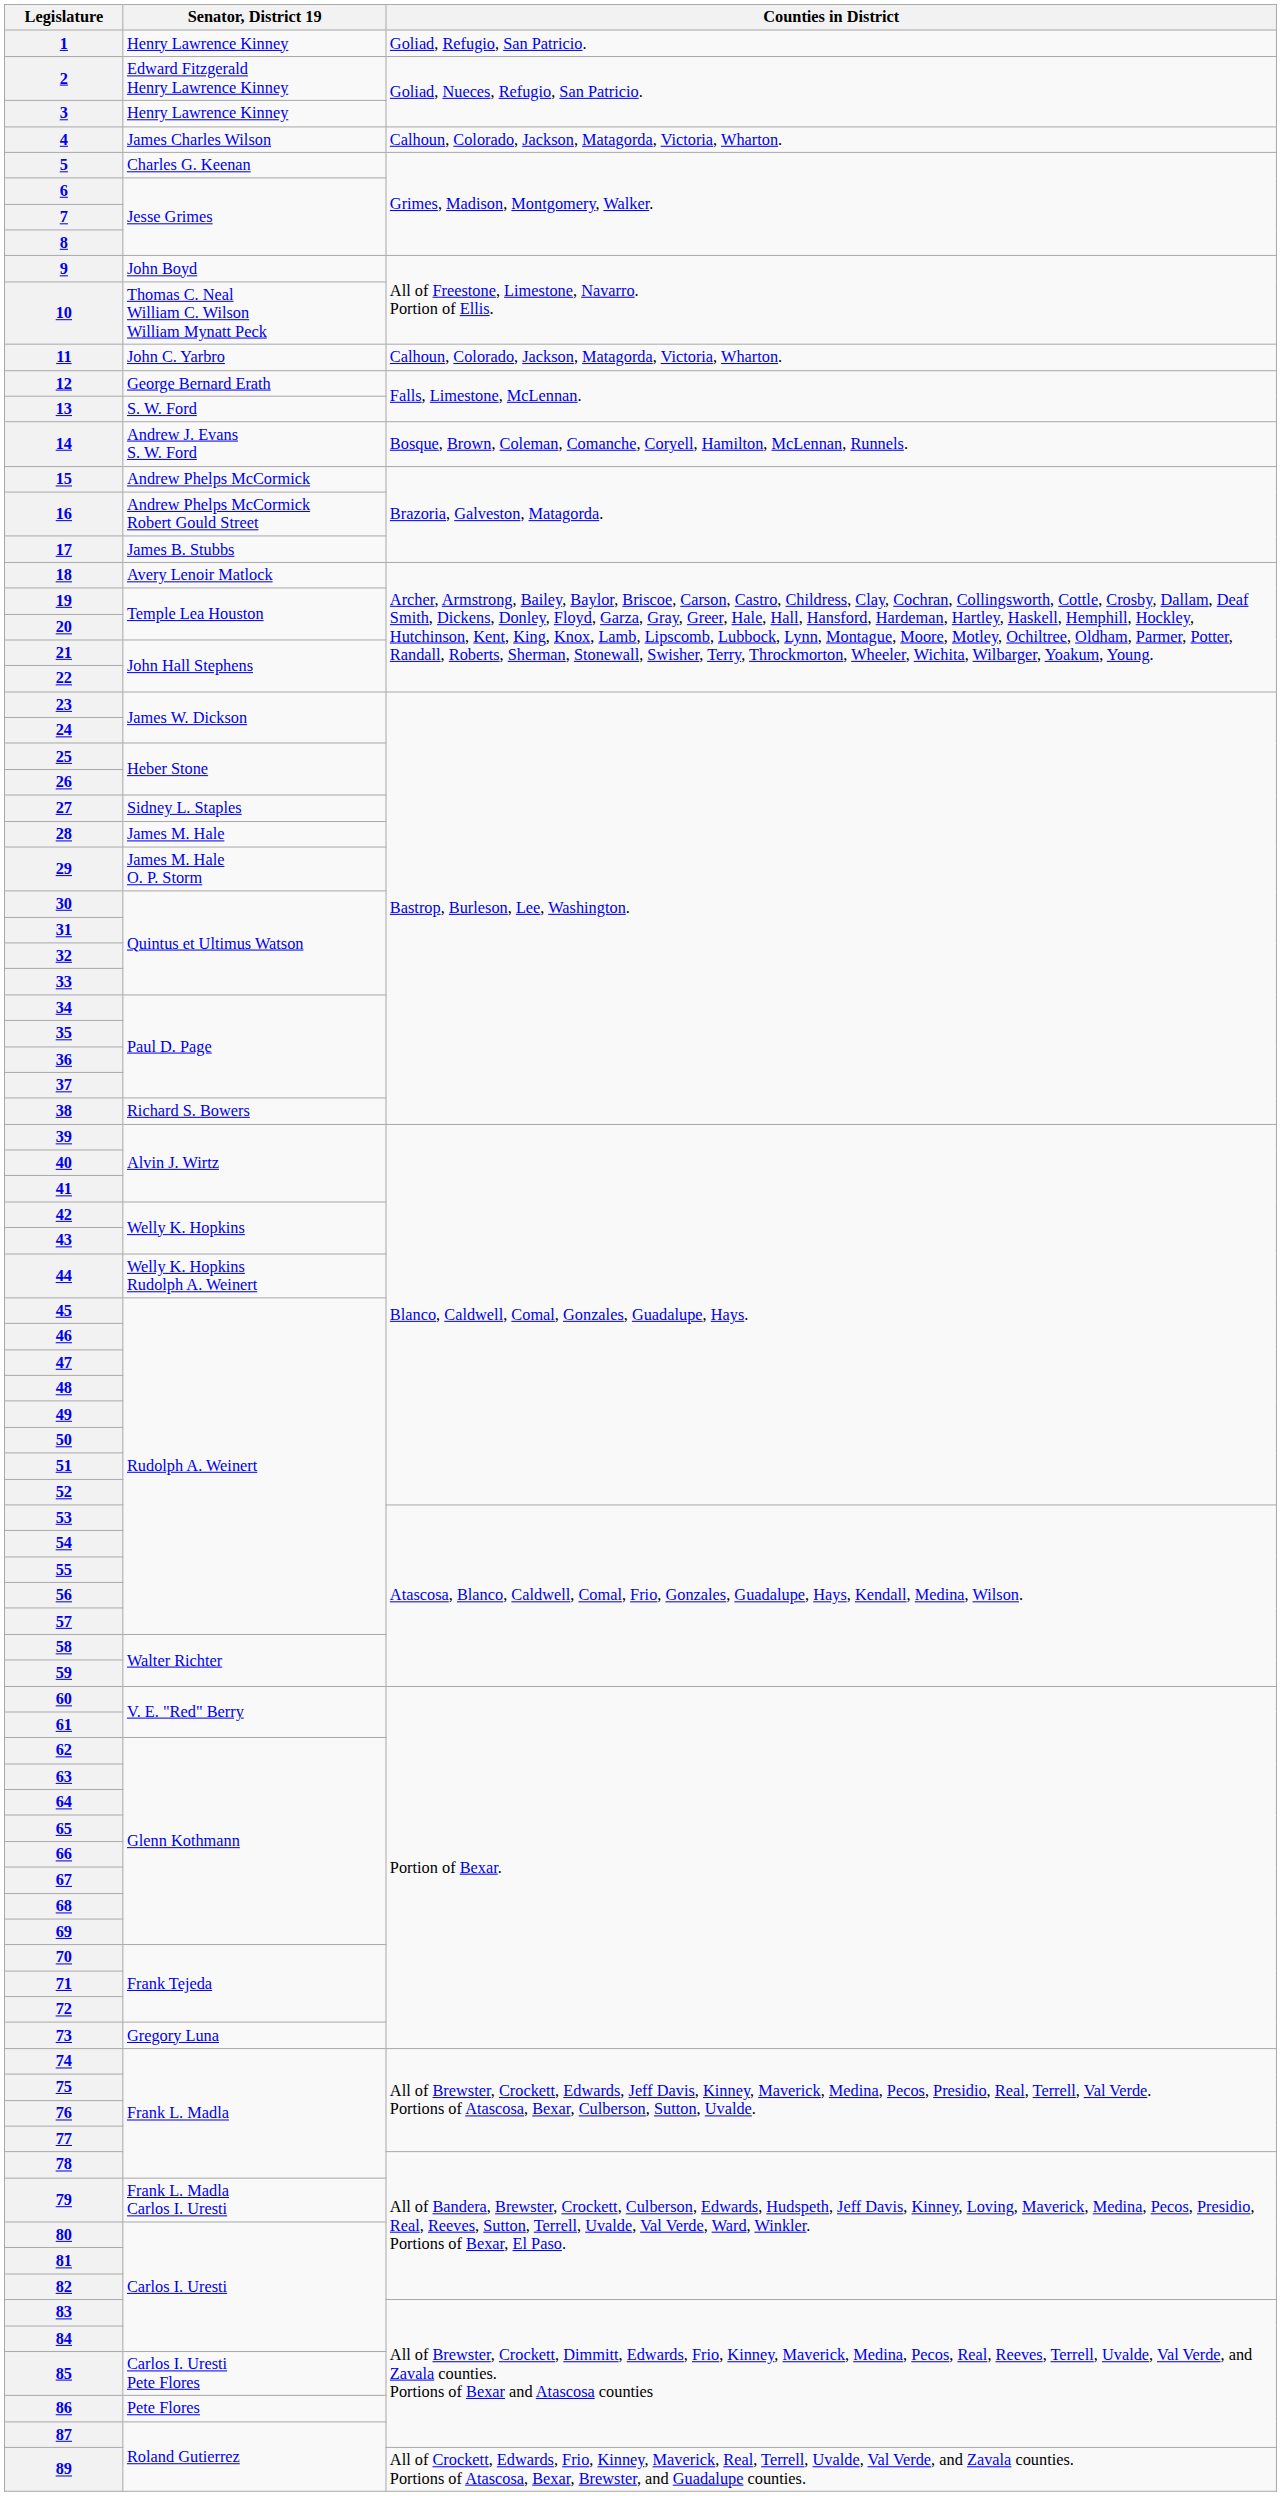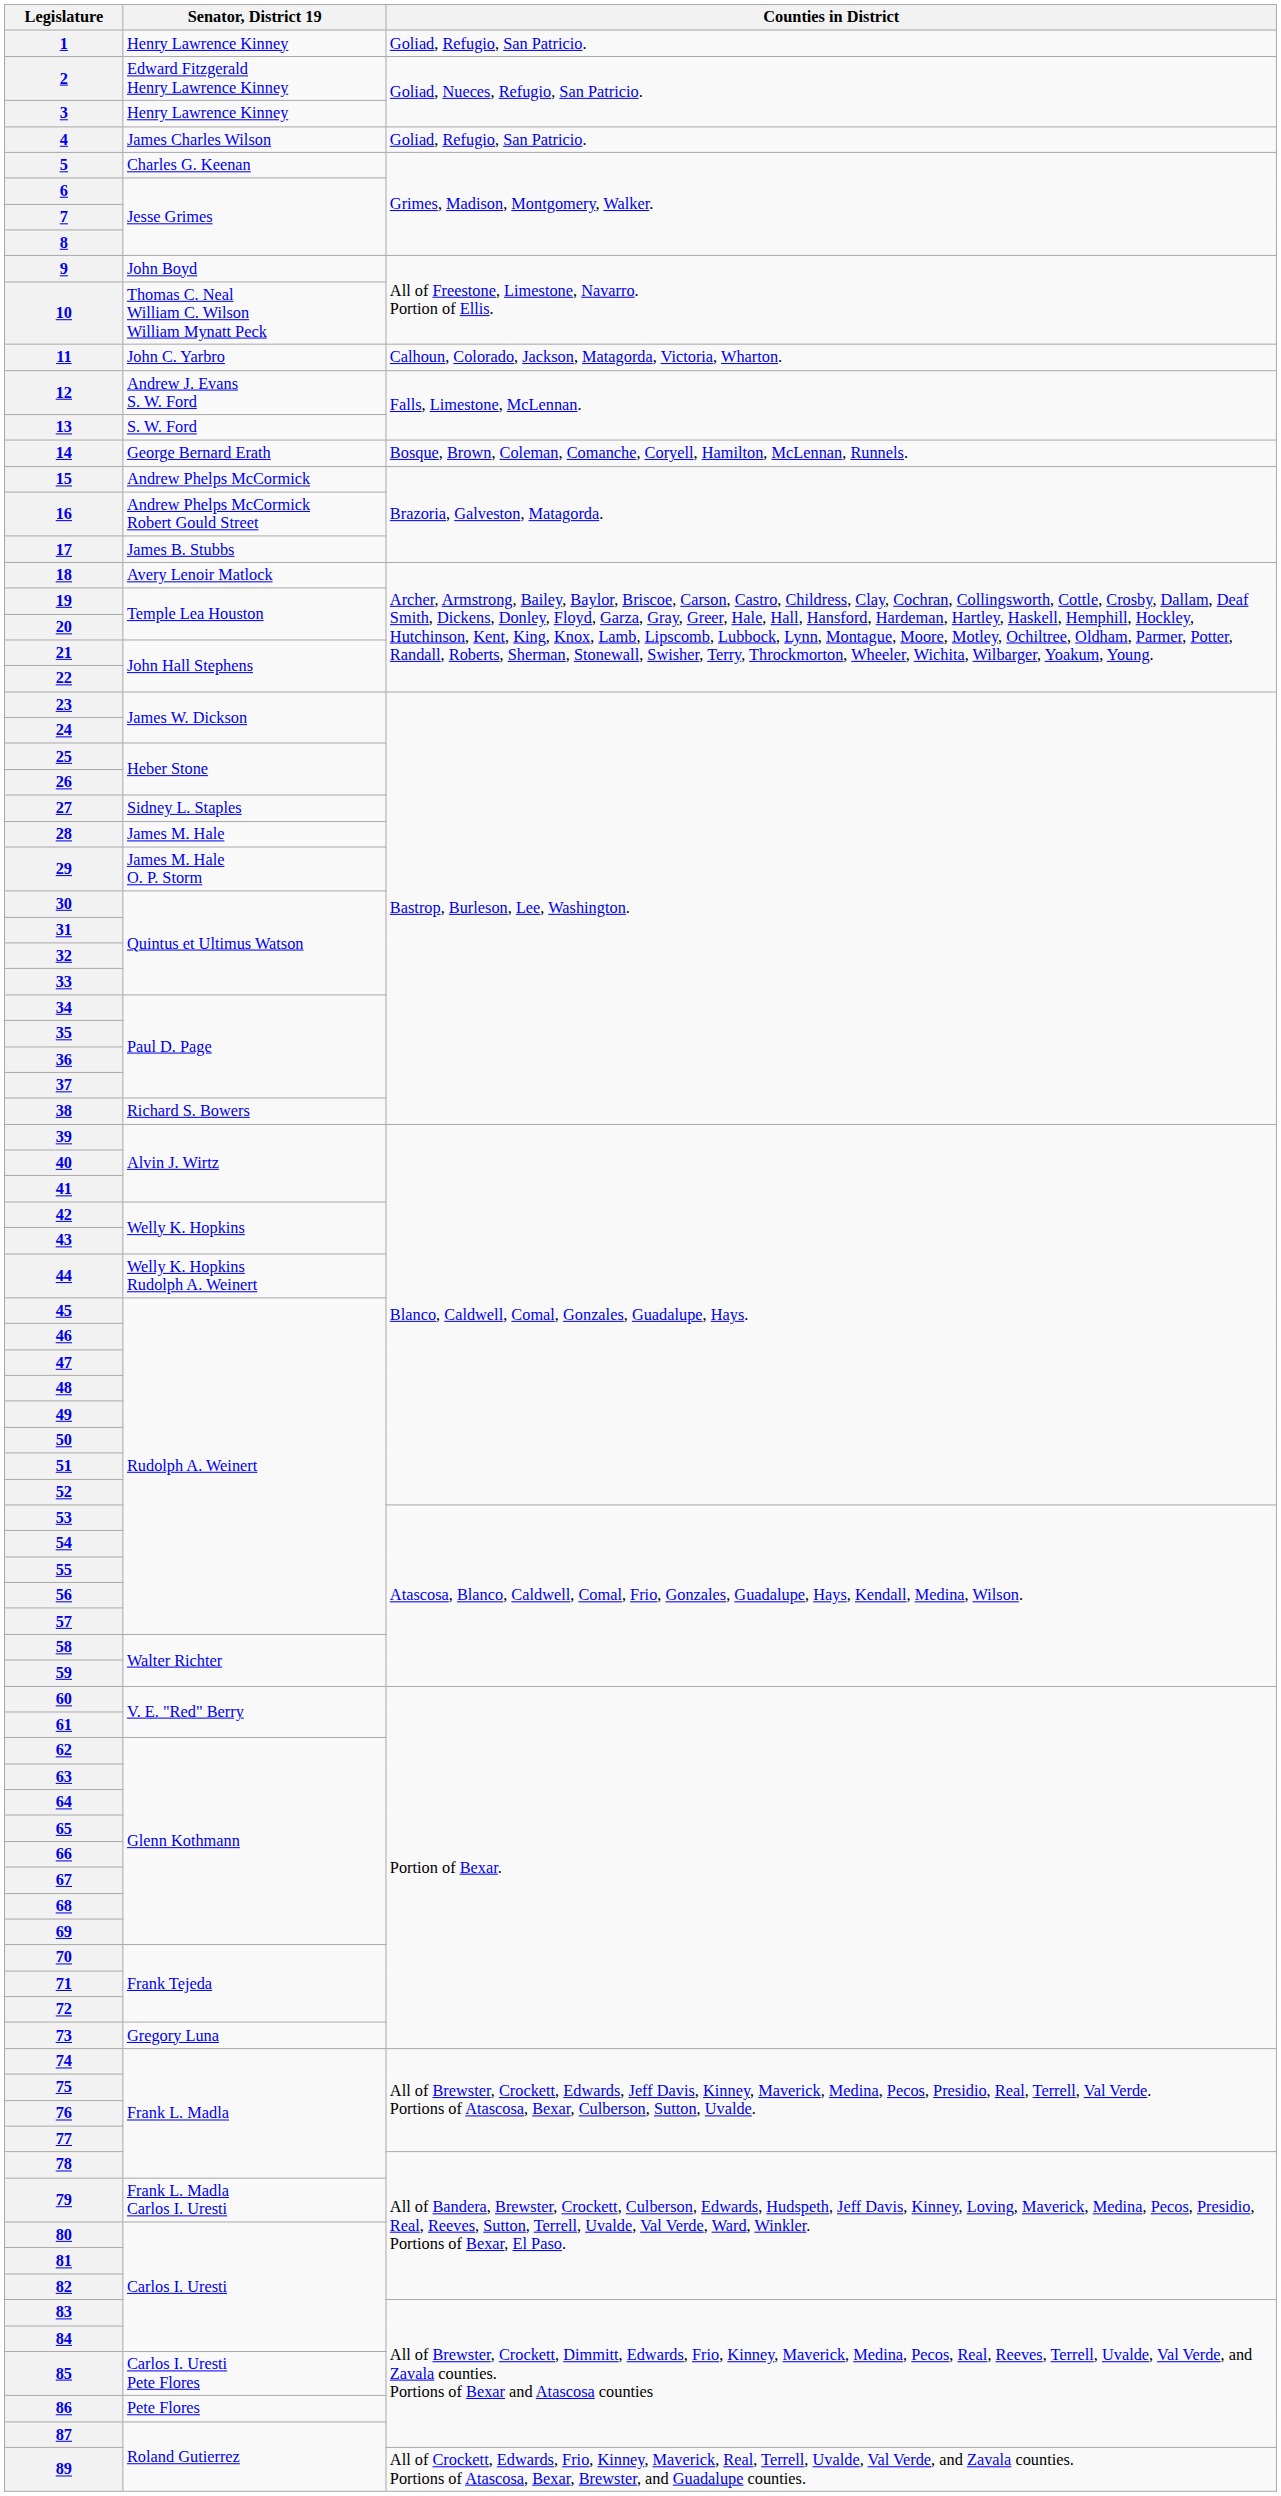(586, 139) Calhoun, Colorado, Jackson, Matagorda, Victoria, Wharton. -> (488, 139) Goliad, Refugio, San Patricio.
(199, 383) George Bernard Erath -> (182, 392) Andrew J. Evans S. W. Ford
(182, 444) Andrew J. Evans S. W. Ford -> (199, 453) George Bernard Erath
